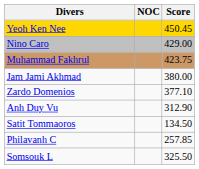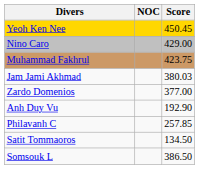(178, 76) 380.00 -> (178, 76) 380.03
(178, 92) 377.10 -> (178, 92) 377.00
(178, 108) 312.90 -> (178, 108) 192.90
rows swapped: (31, 140) <-> (41, 124)
(178, 156) 325.50 -> (178, 156) 386.50
